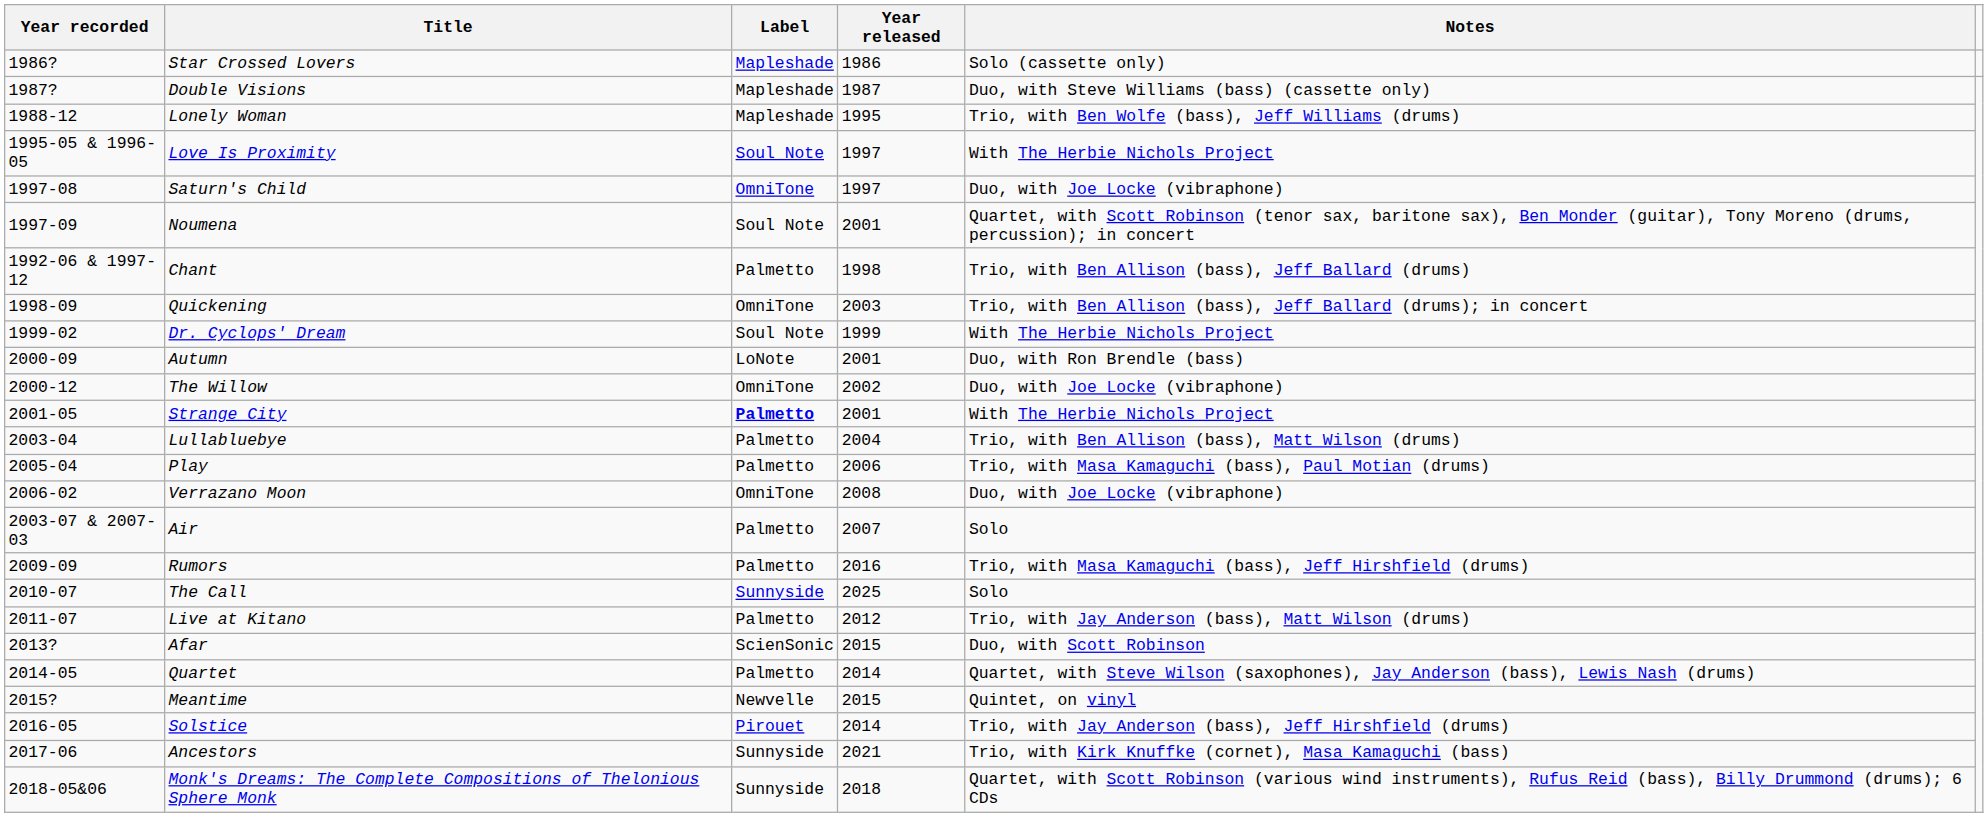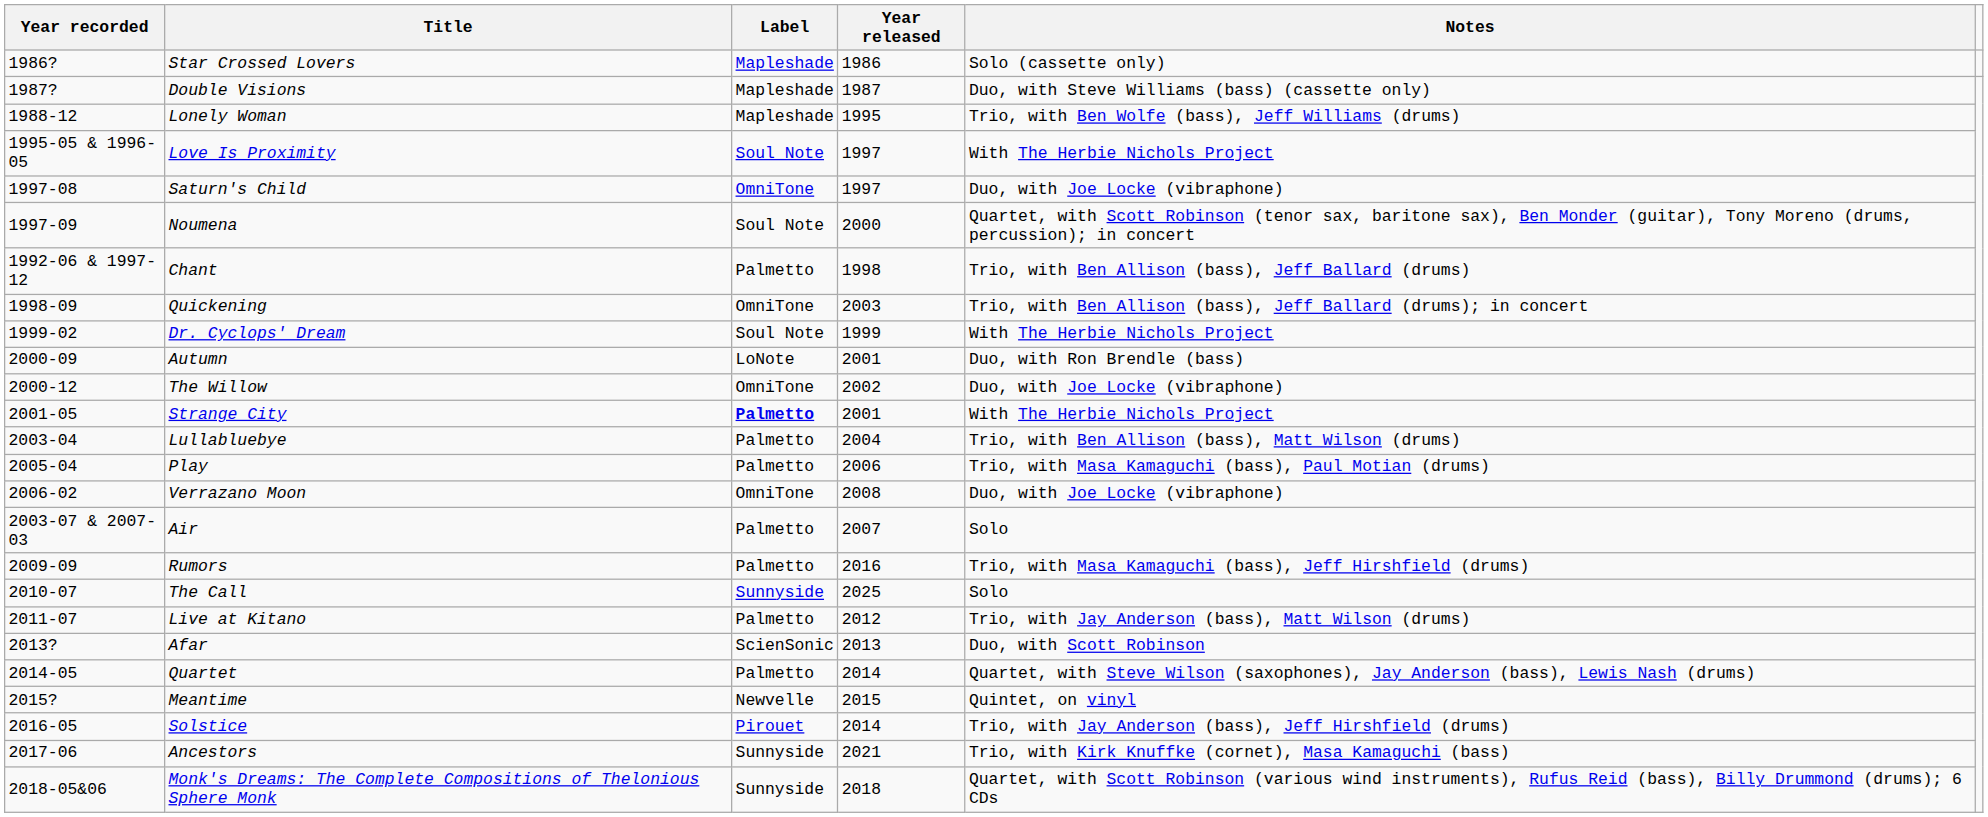(861, 225) 2001 -> (861, 225) 2000
(861, 646) 2015 -> (861, 646) 2013
